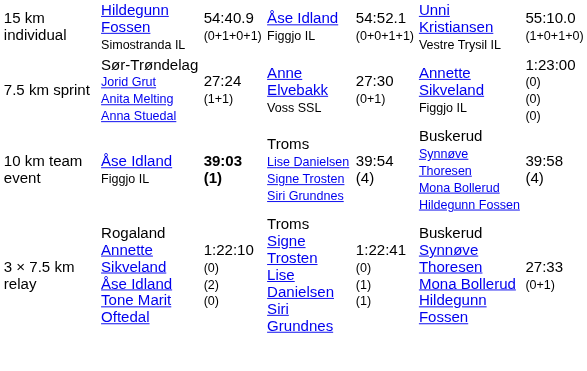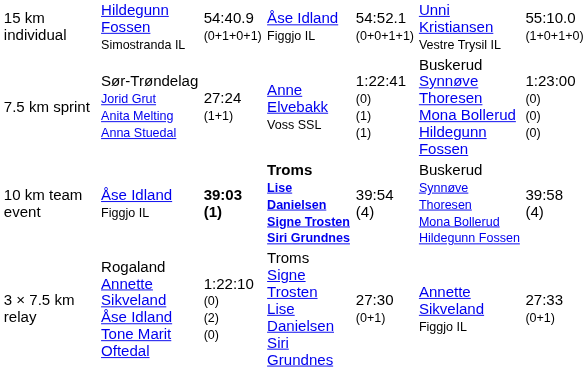(375, 90) 27:30 (0+1) -> (381, 107) 1:22:41 (0) (1) (1)
(451, 90) Annette Sikveland Figgjo IL -> (467, 107) Buskerud Synnøve Thoresen Mona Bollerud Hildegunn Fossen
(308, 170) normal -> (309, 203) bold
(381, 275) 1:22:41 (0) (1) (1) -> (375, 309) 27:30 (0+1)
(467, 275) Buskerud Synnøve Thoresen Mona Bollerud Hildegunn Fossen -> (451, 309) Annette Sikveland Figgjo IL
